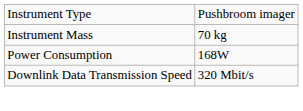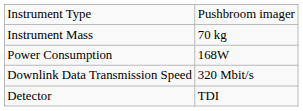+ row: (29, 95)
